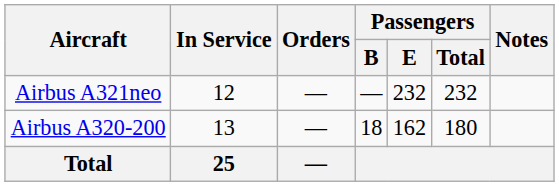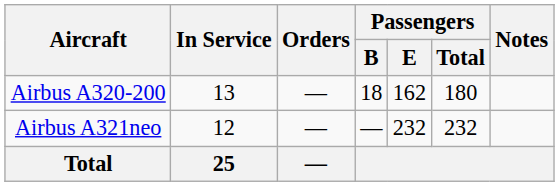rows swapped: (88, 127) <-> (88, 92)
